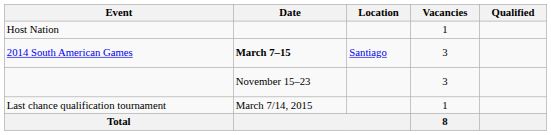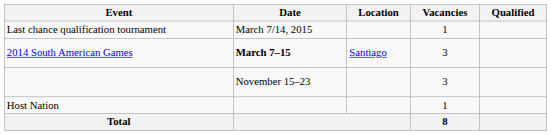rows swapped: (33, 30) <-> (86, 105)
